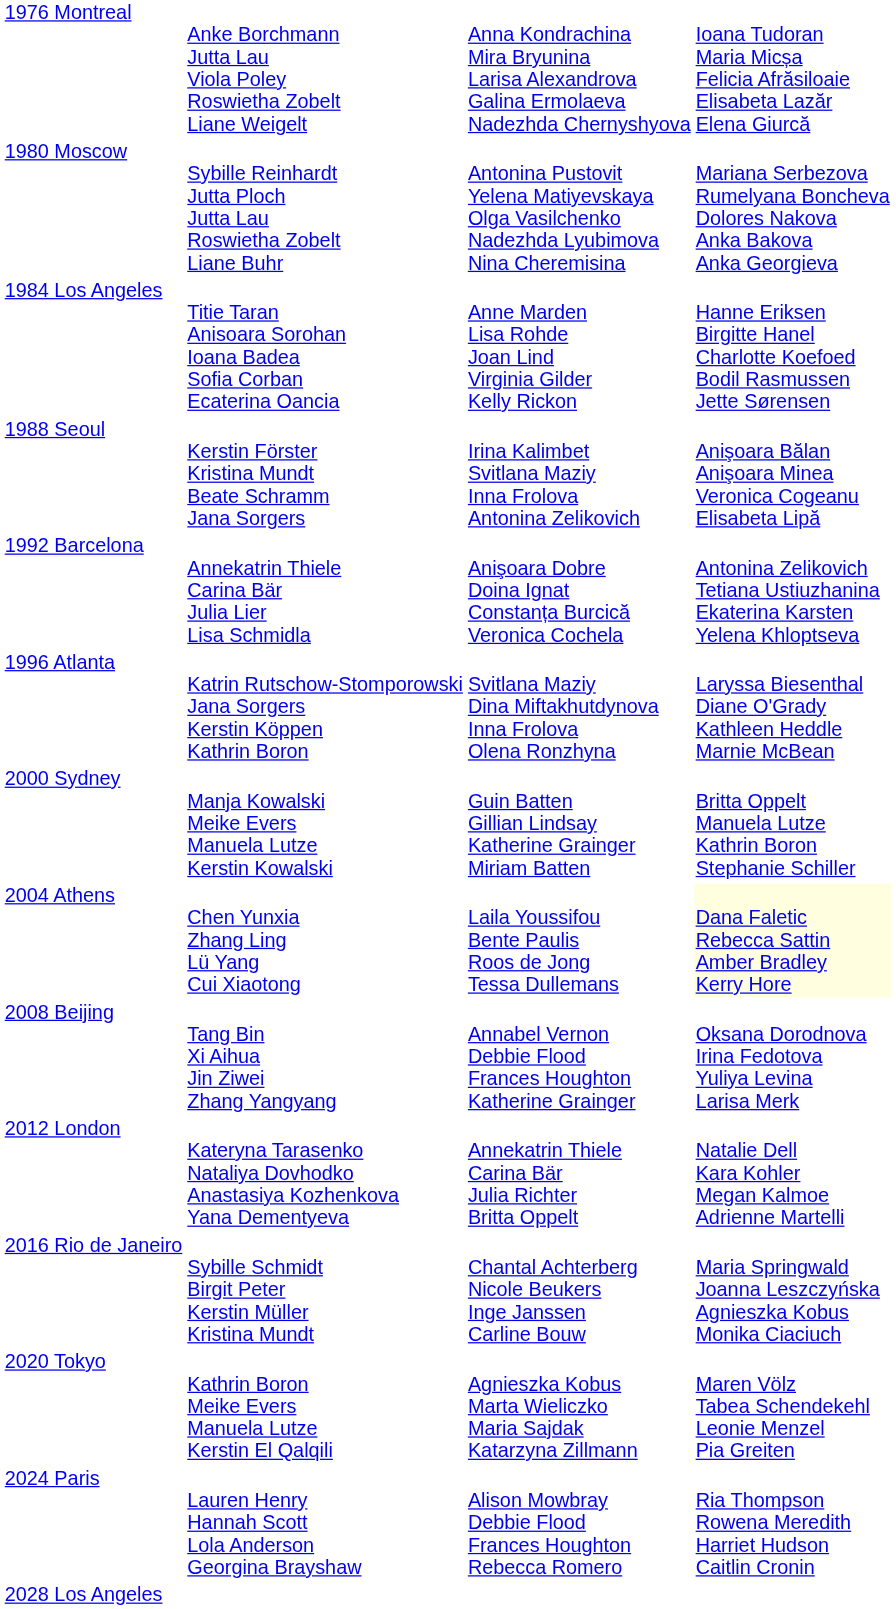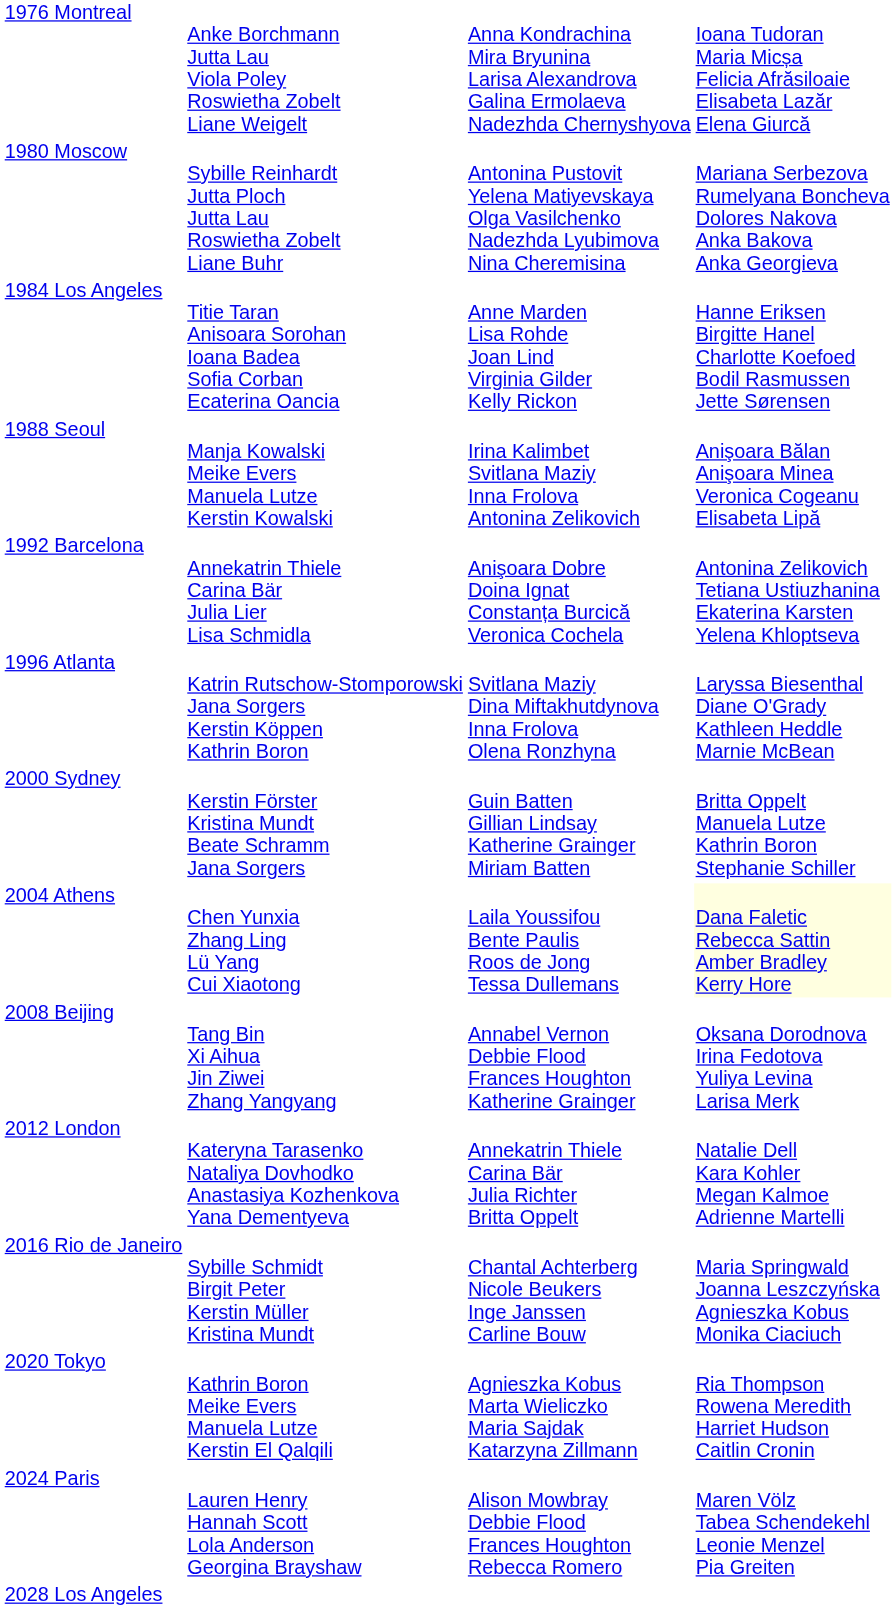(258, 485) Kerstin Förster Kristina Mundt Beate Schramm Jana Sorgers -> (260, 485) Manja Kowalski Meike Evers Manuela Lutze Kerstin Kowalski
(260, 834) Manja Kowalski Meike Evers Manuela Lutze Kerstin Kowalski -> (258, 834) Kerstin Förster Kristina Mundt Beate Schramm Jana Sorgers
(783, 1417) Maren Völz Tabea Schendekehl Leonie Menzel Pia Greiten -> (773, 1417) Ria Thompson Rowena Meredith Harriet Hudson Caitlin Cronin
(773, 1534) Ria Thompson Rowena Meredith Harriet Hudson Caitlin Cronin -> (783, 1534) Maren Völz Tabea Schendekehl Leonie Menzel Pia Greiten
